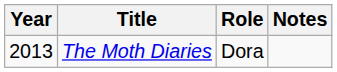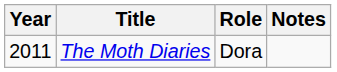(31, 51) 2013 -> (30, 51) 2011
